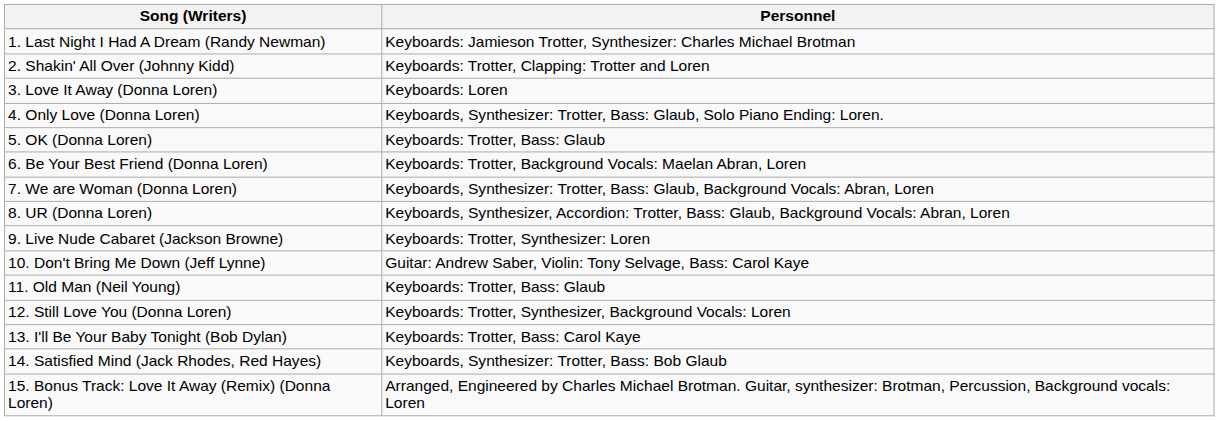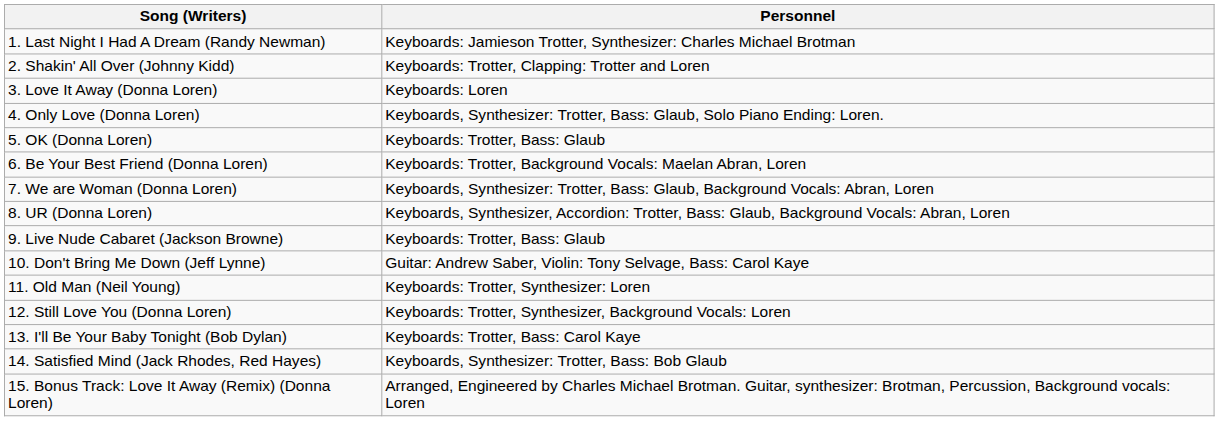(518, 238) Keyboards: Trotter, Synthesizer: Loren -> (495, 238) Keyboards: Trotter, Bass: Glaub
(495, 287) Keyboards: Trotter, Bass: Glaub -> (518, 287) Keyboards: Trotter, Synthesizer: Loren
